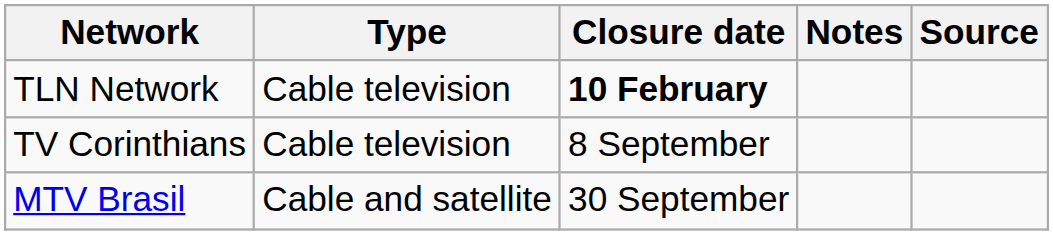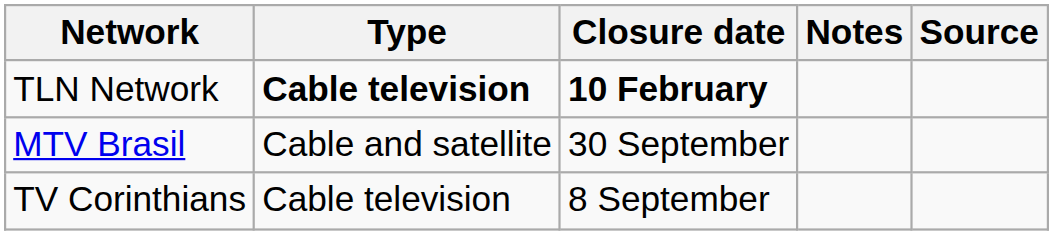(387, 88) normal -> (396, 88) bold
rows swapped: (130, 144) <-> (99, 199)
